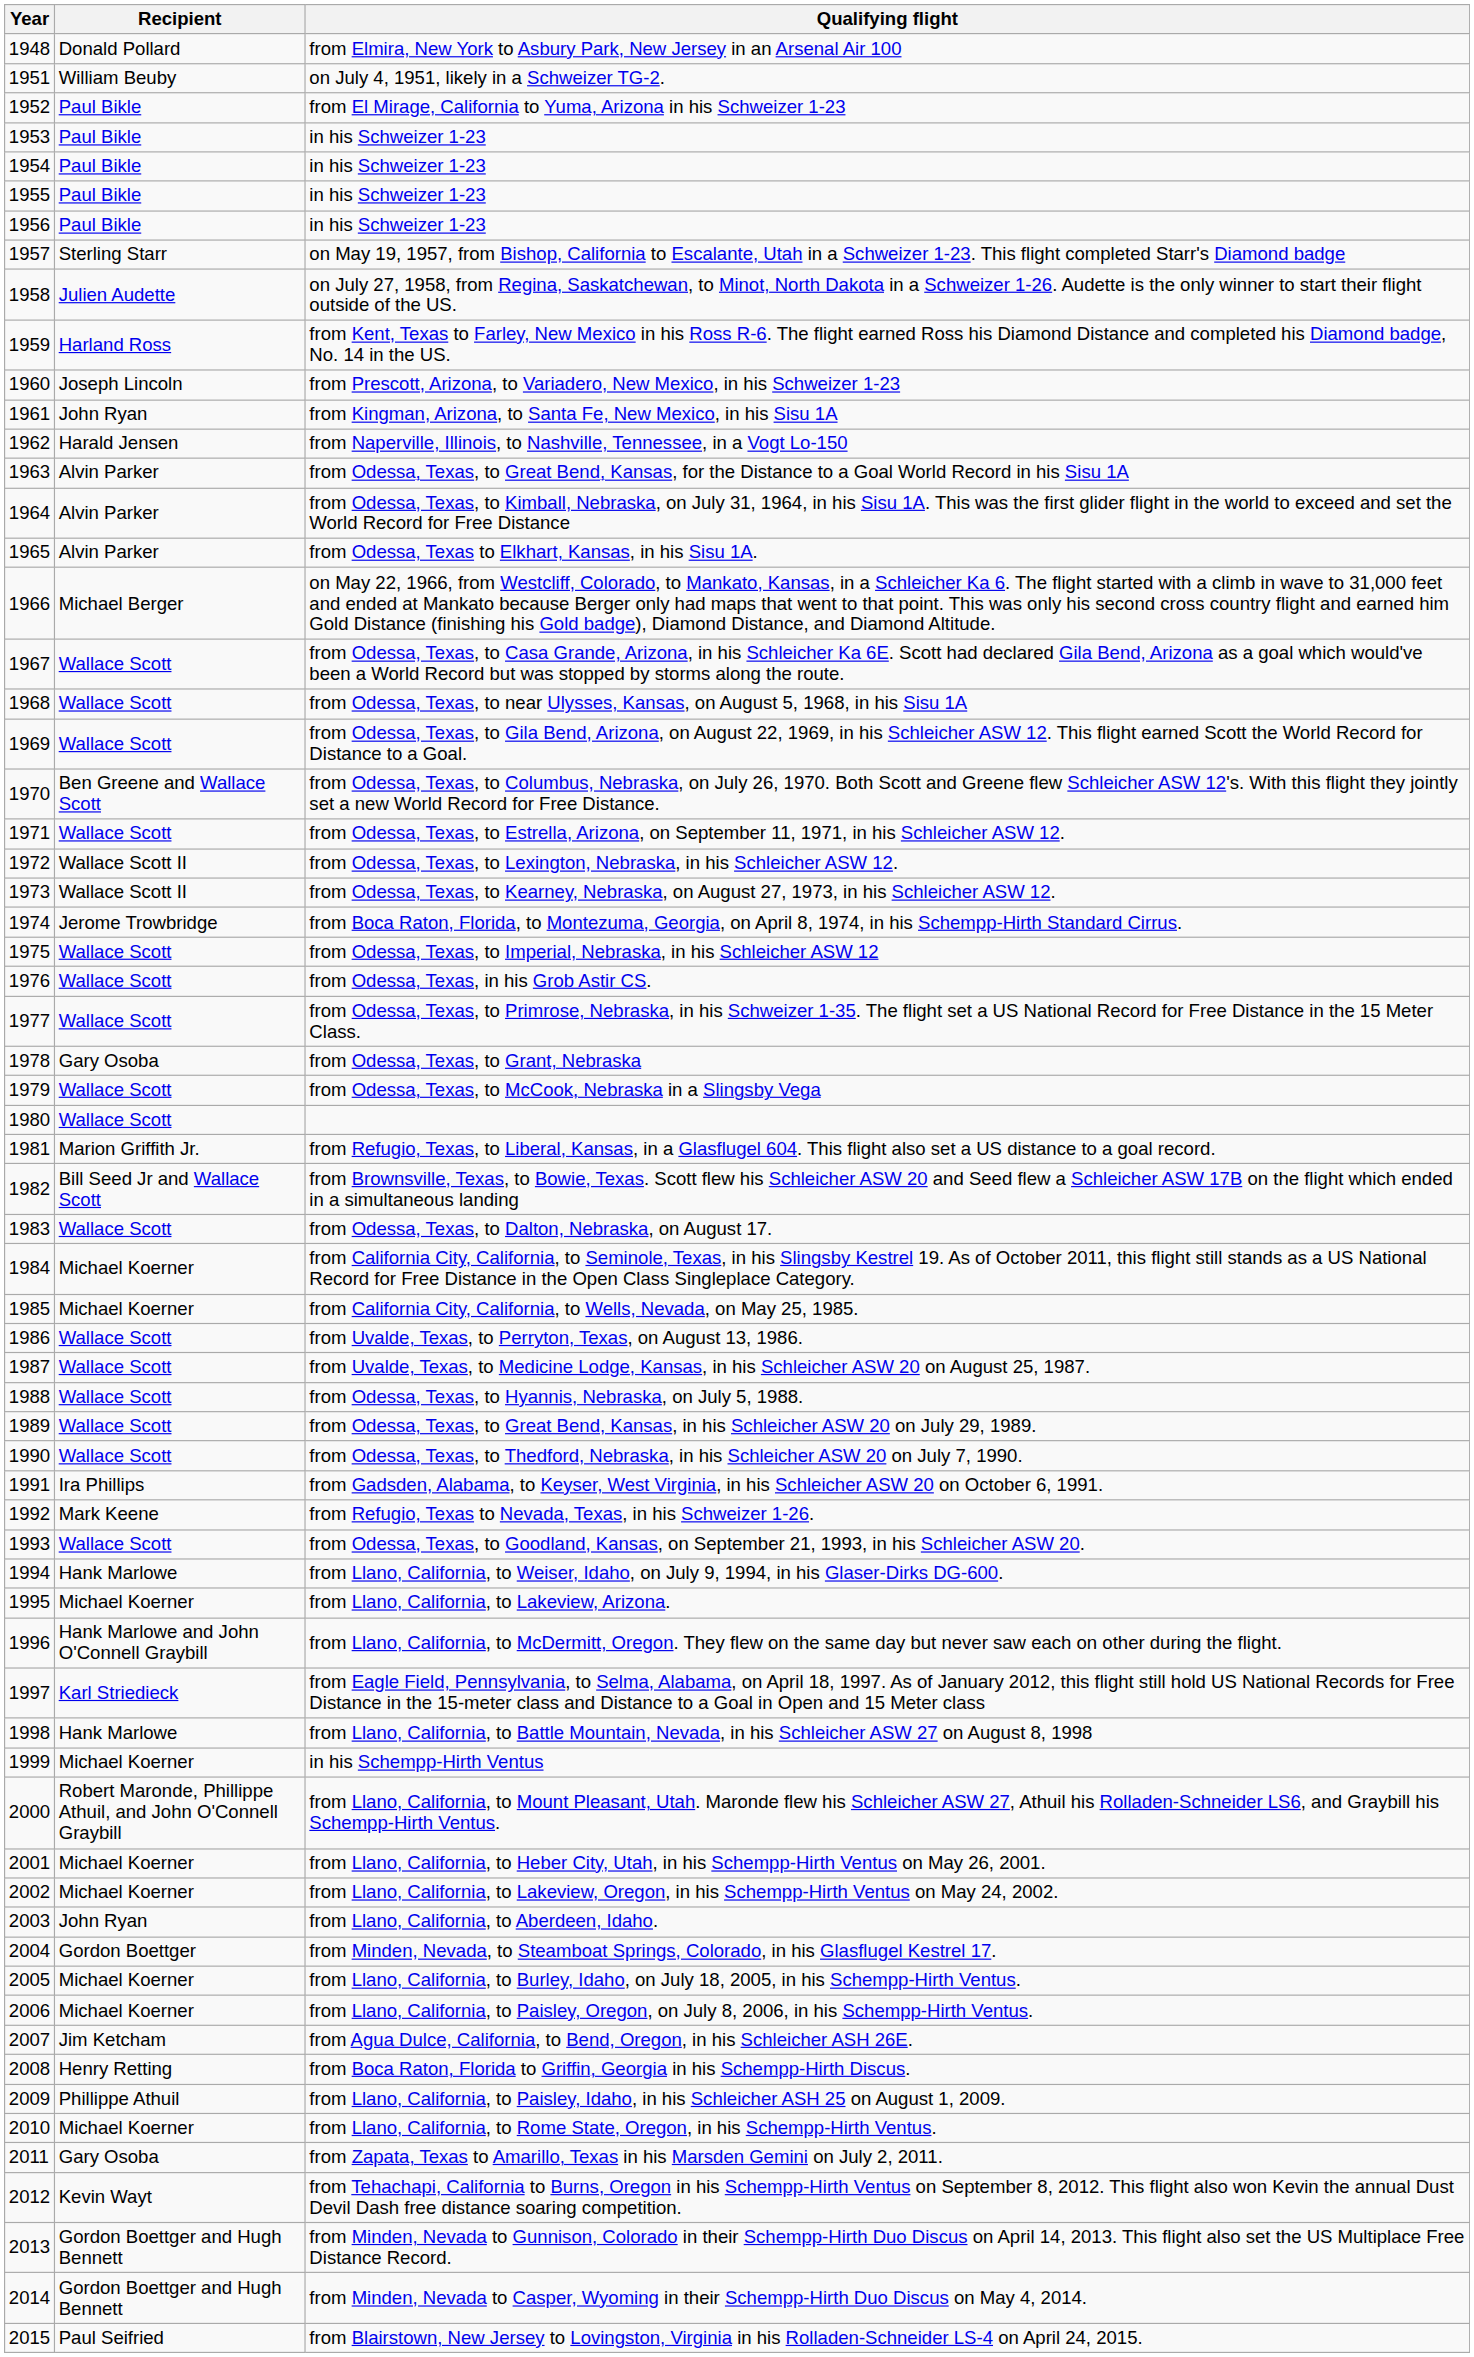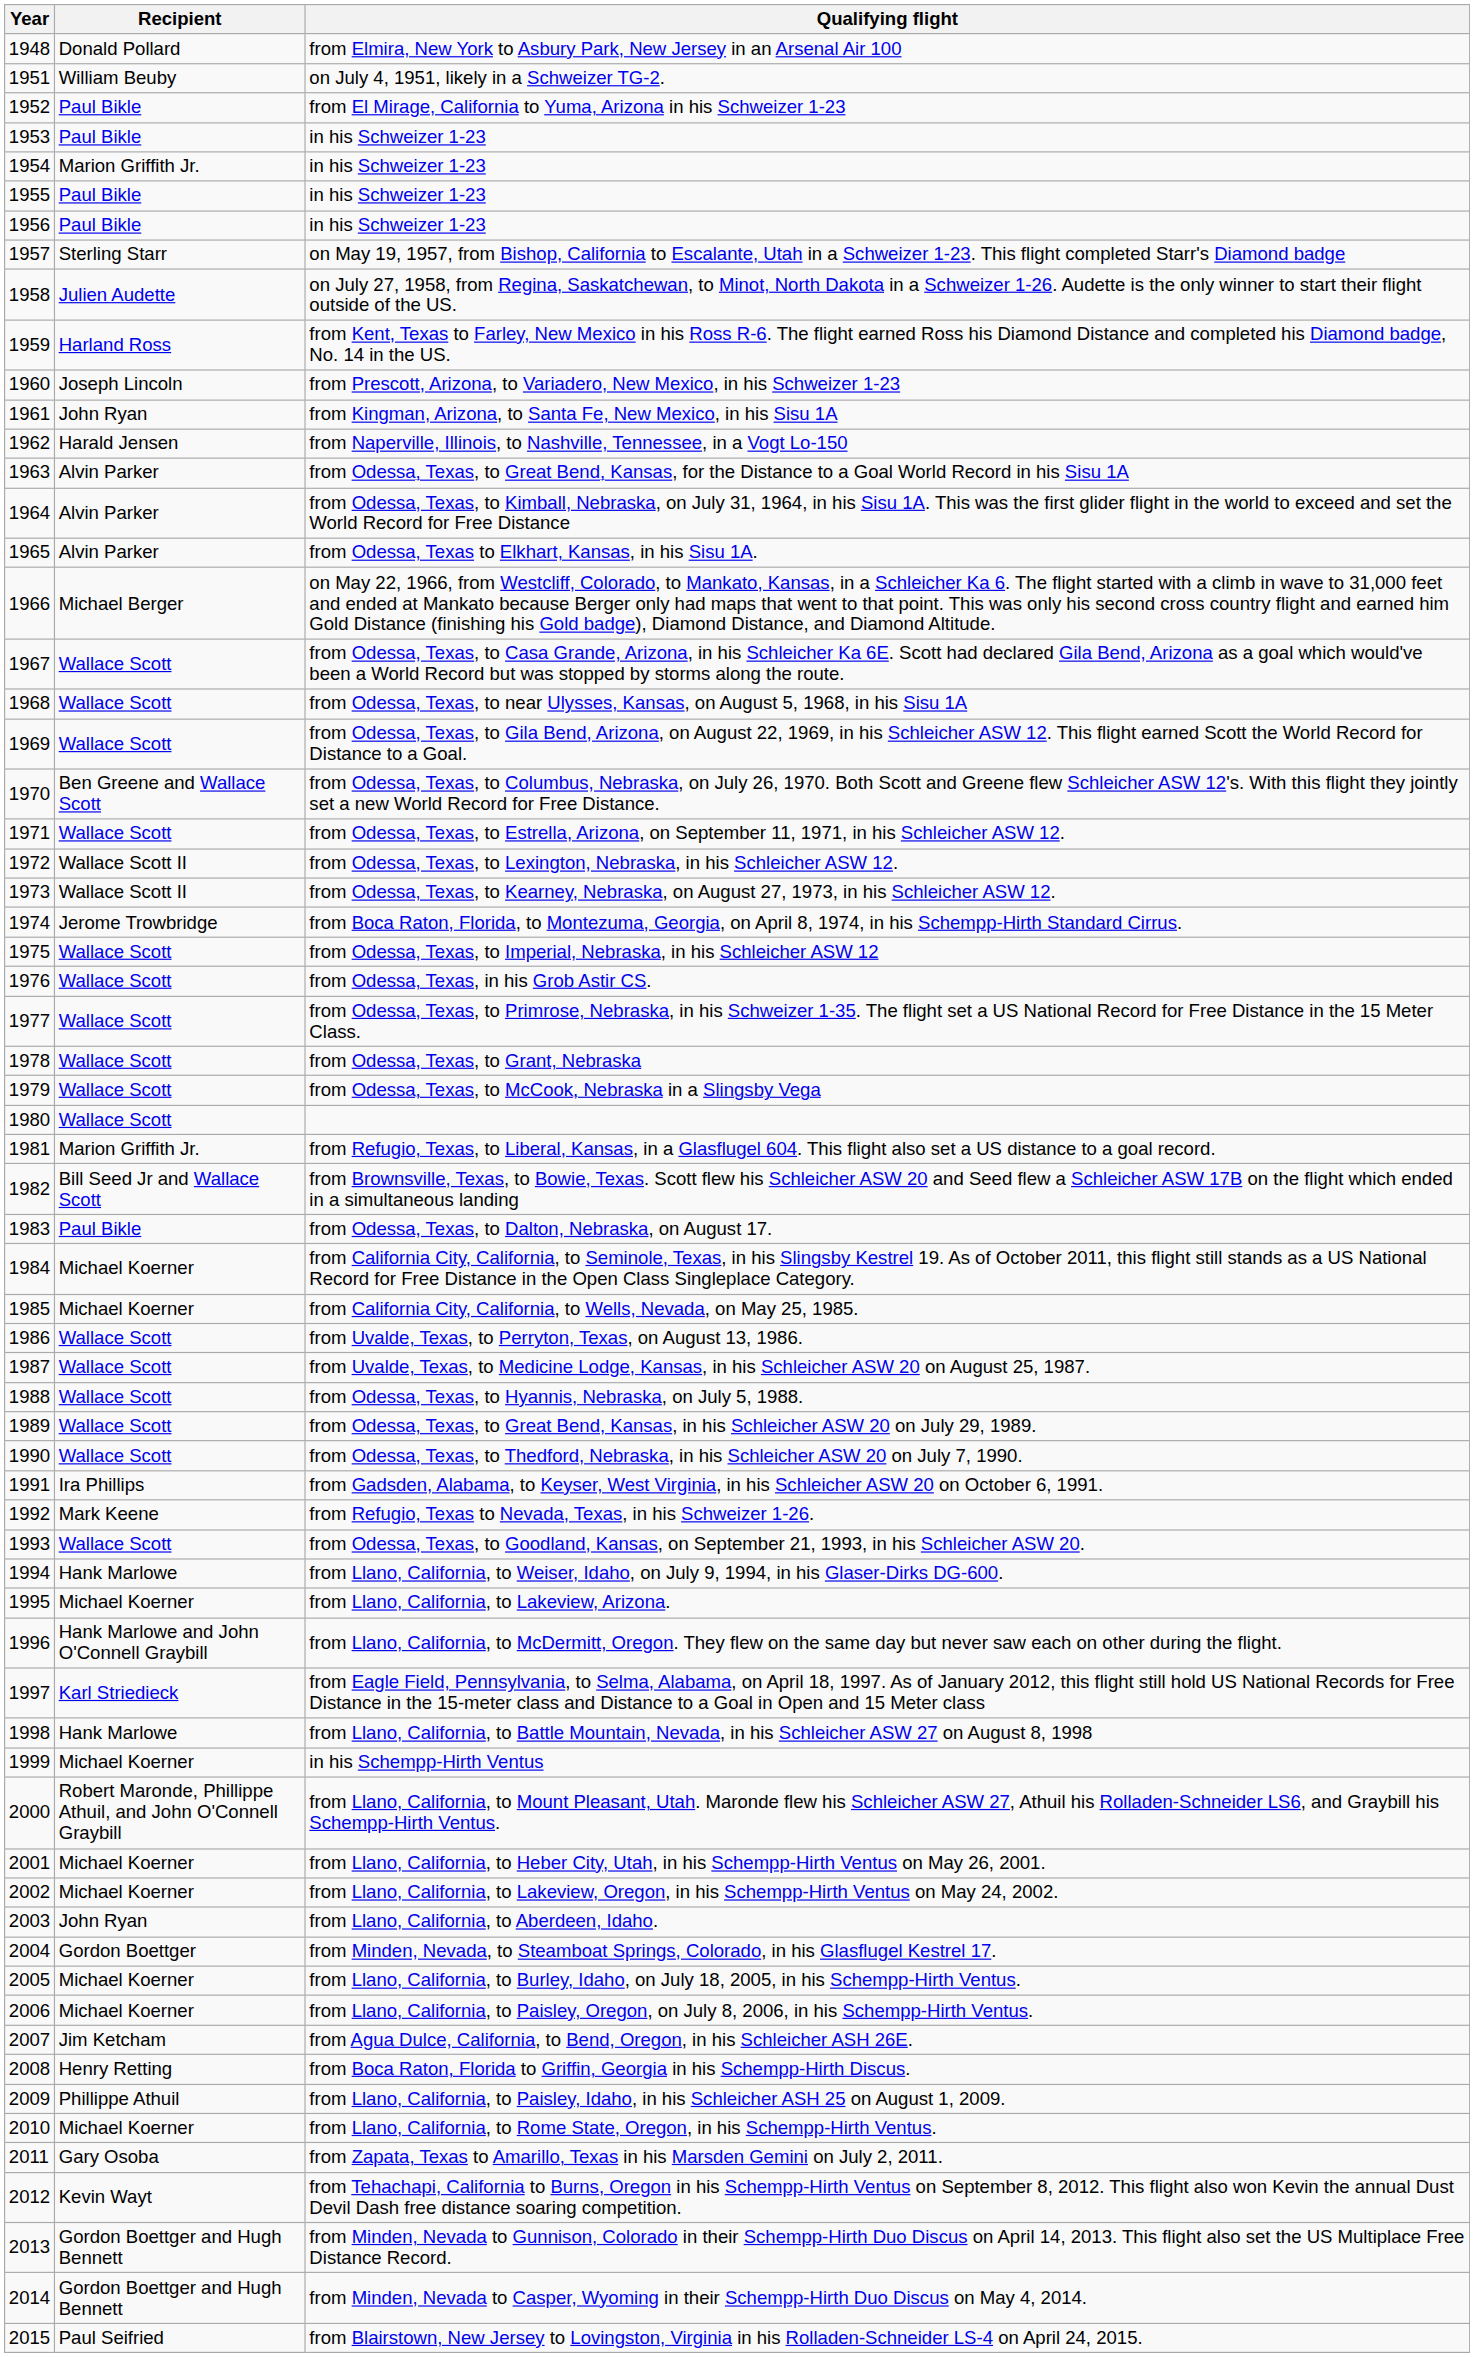(100, 166) Paul Bikle -> (129, 166) Marion Griffith Jr.
(109, 1061) Gary Osoba -> (115, 1061) Wallace Scott
(115, 1229) Wallace Scott -> (100, 1229) Paul Bikle
